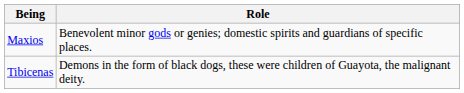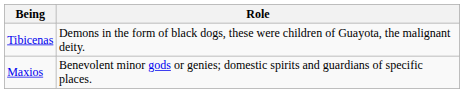rows swapped: (25, 39) <-> (30, 72)
